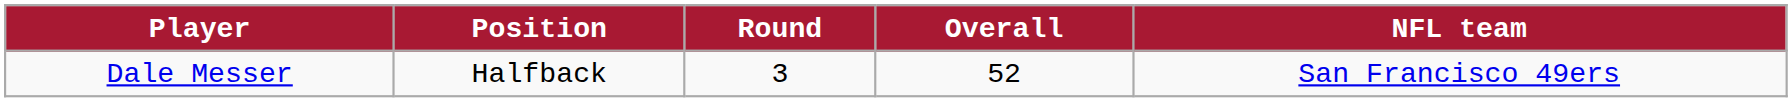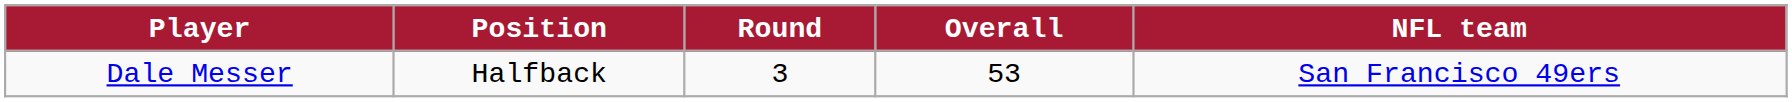(1004, 74) 52 -> (1004, 74) 53
